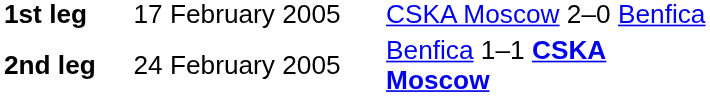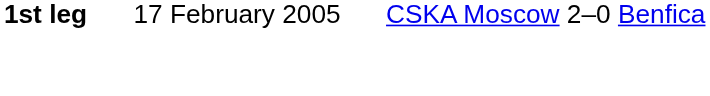- row: (50, 65)
